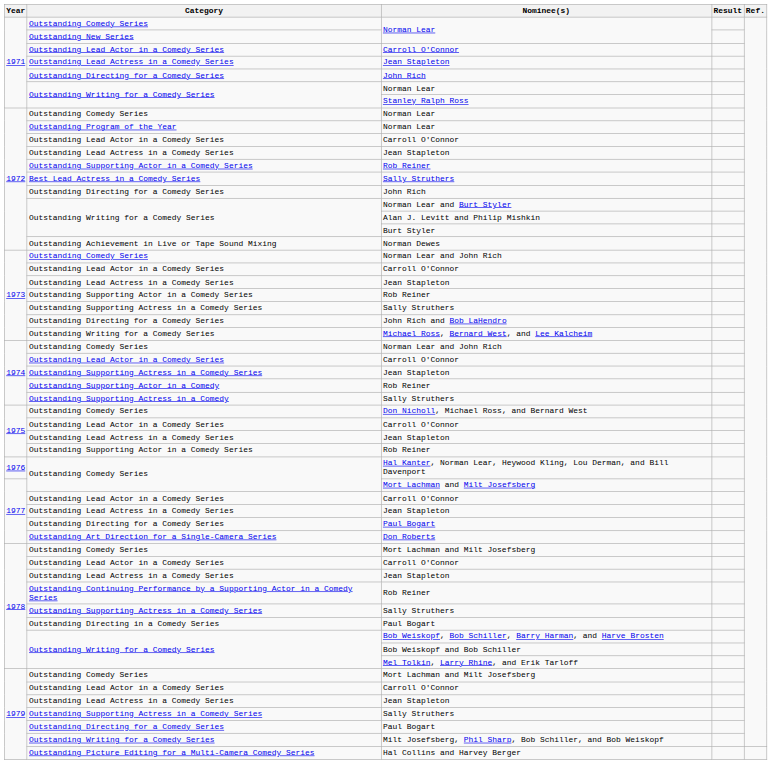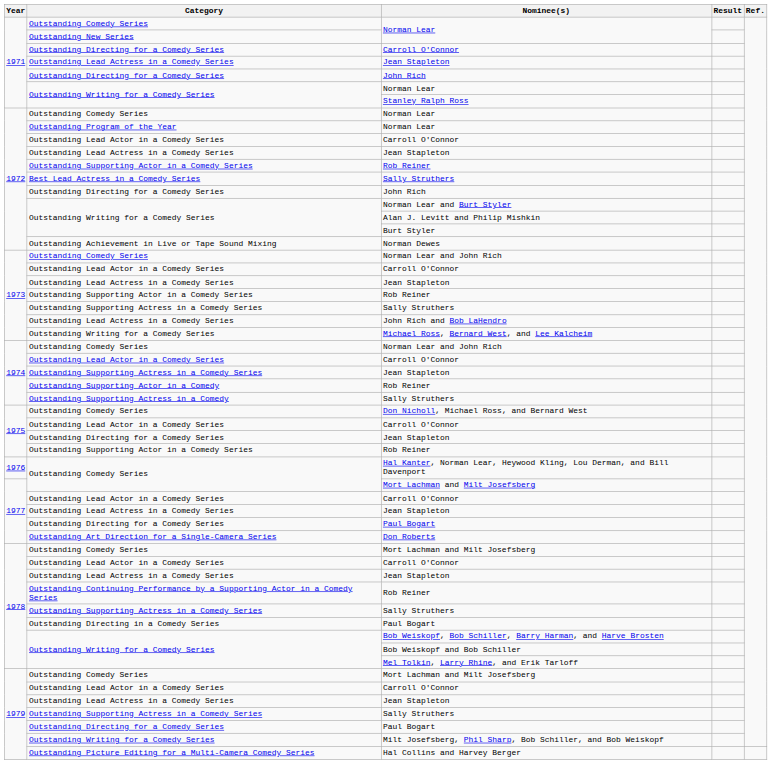(127, 50) Outstanding Lead Actor in a Comedy Series -> (127, 50) Outstanding Directing for a Comedy Series
(127, 321) Outstanding Directing for a Comedy Series -> (131, 321) Outstanding Lead Actress in a Comedy Series
(131, 437) Outstanding Lead Actress in a Comedy Series -> (127, 437) Outstanding Directing for a Comedy Series
